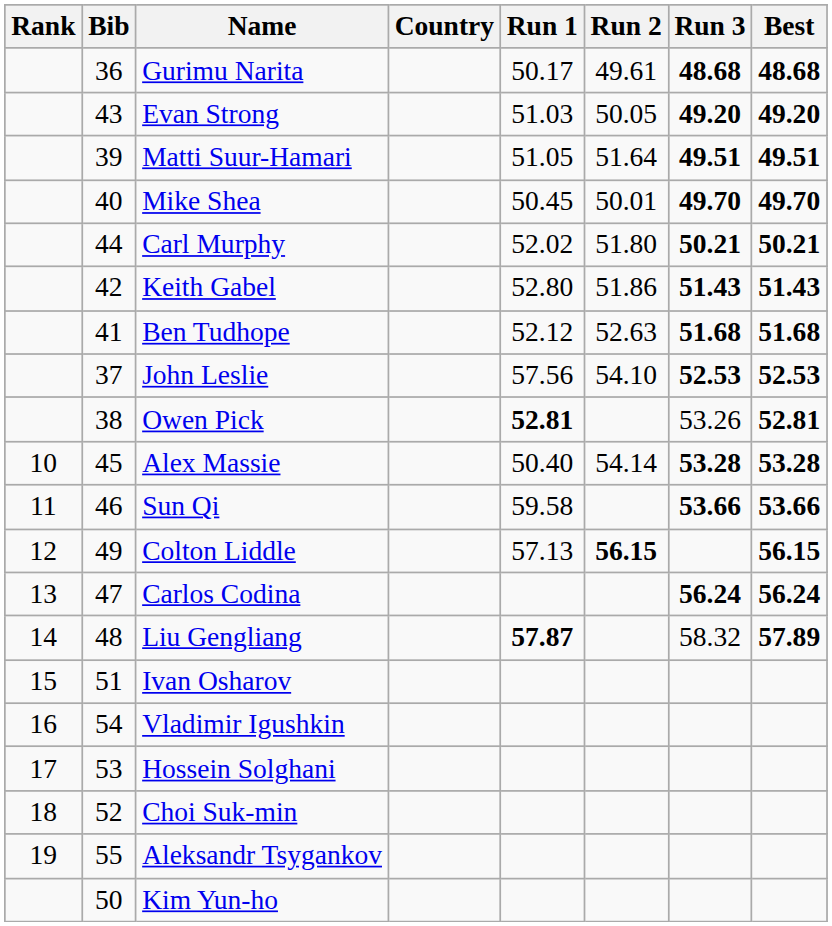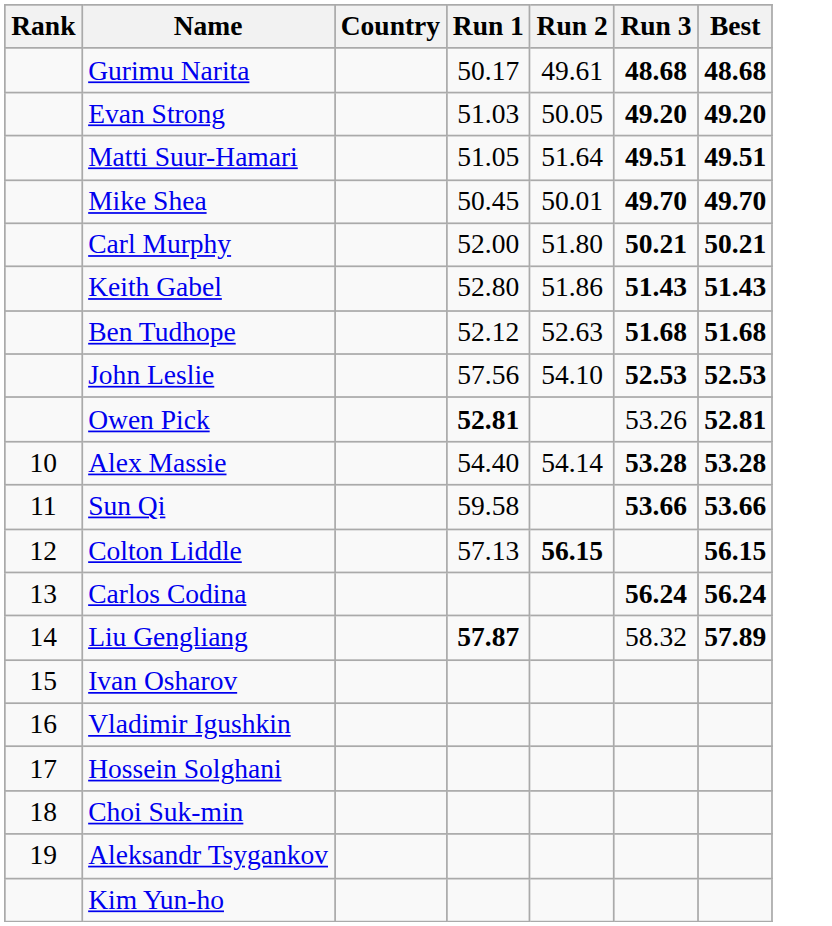- column: (109, 26)
(542, 244) 52.02 -> (488, 244) 52.00
(542, 462) 50.40 -> (488, 462) 54.40
